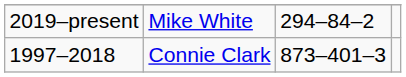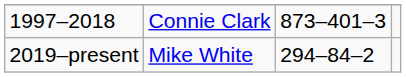rows swapped: (62, 54) <-> (74, 21)
